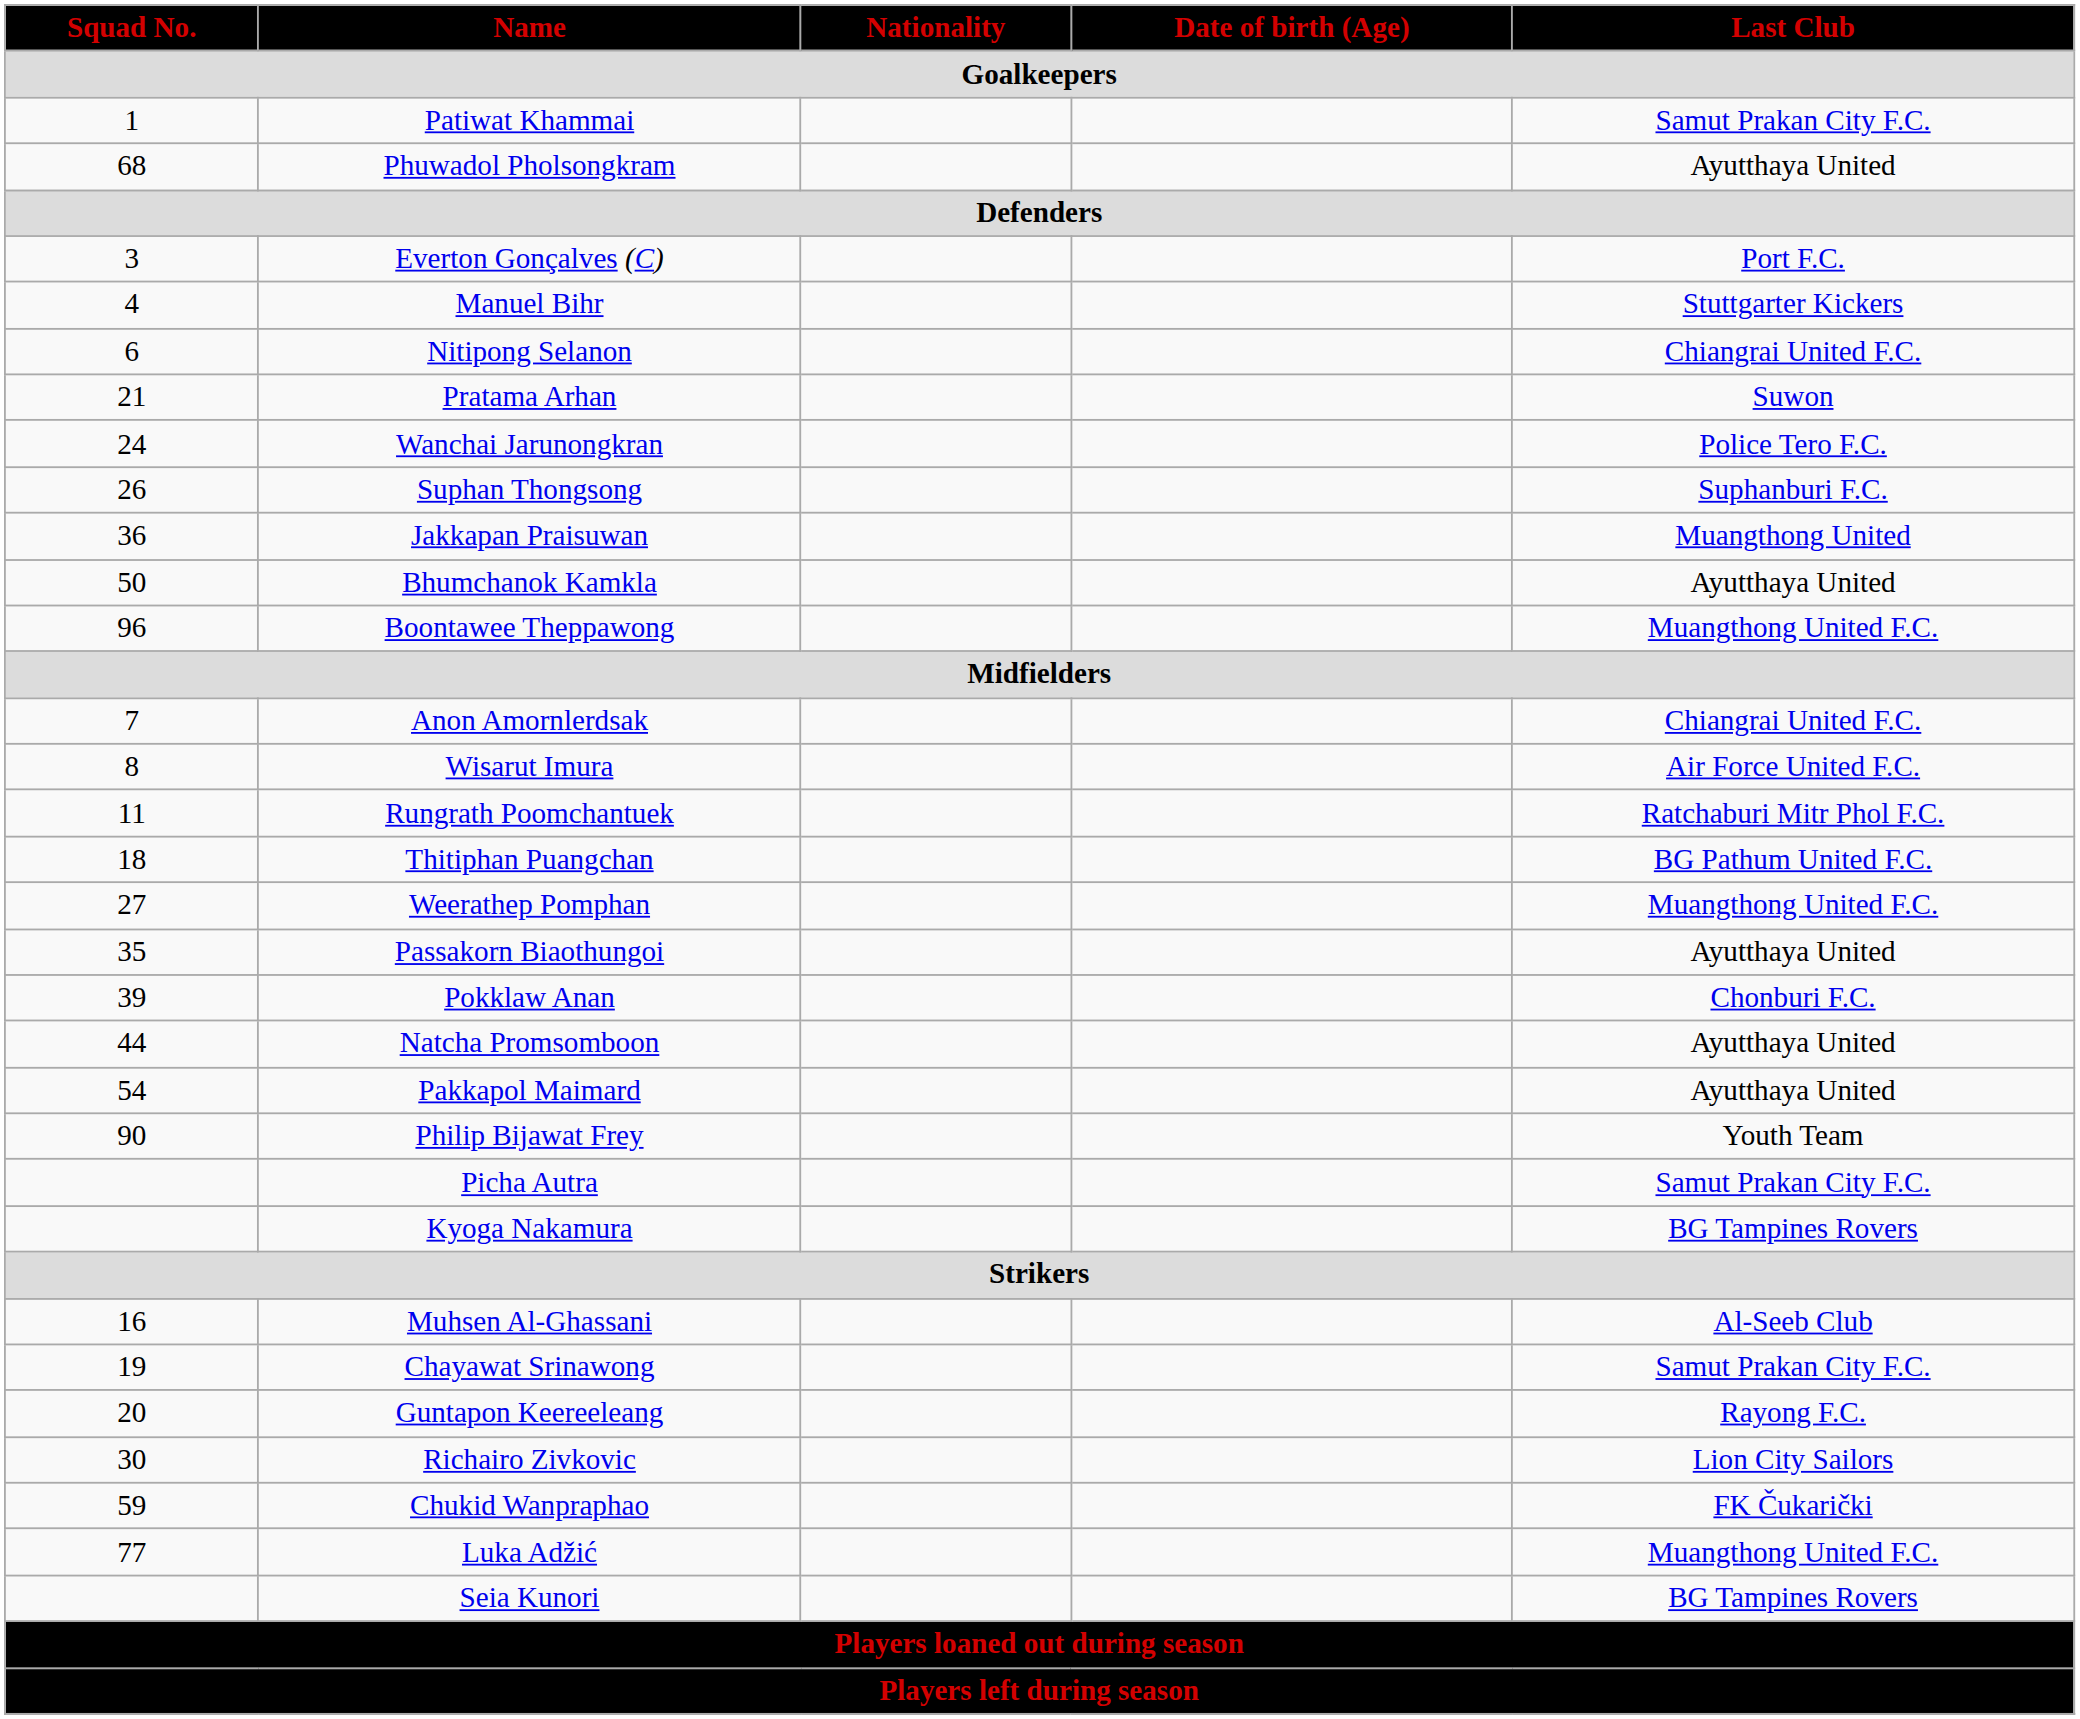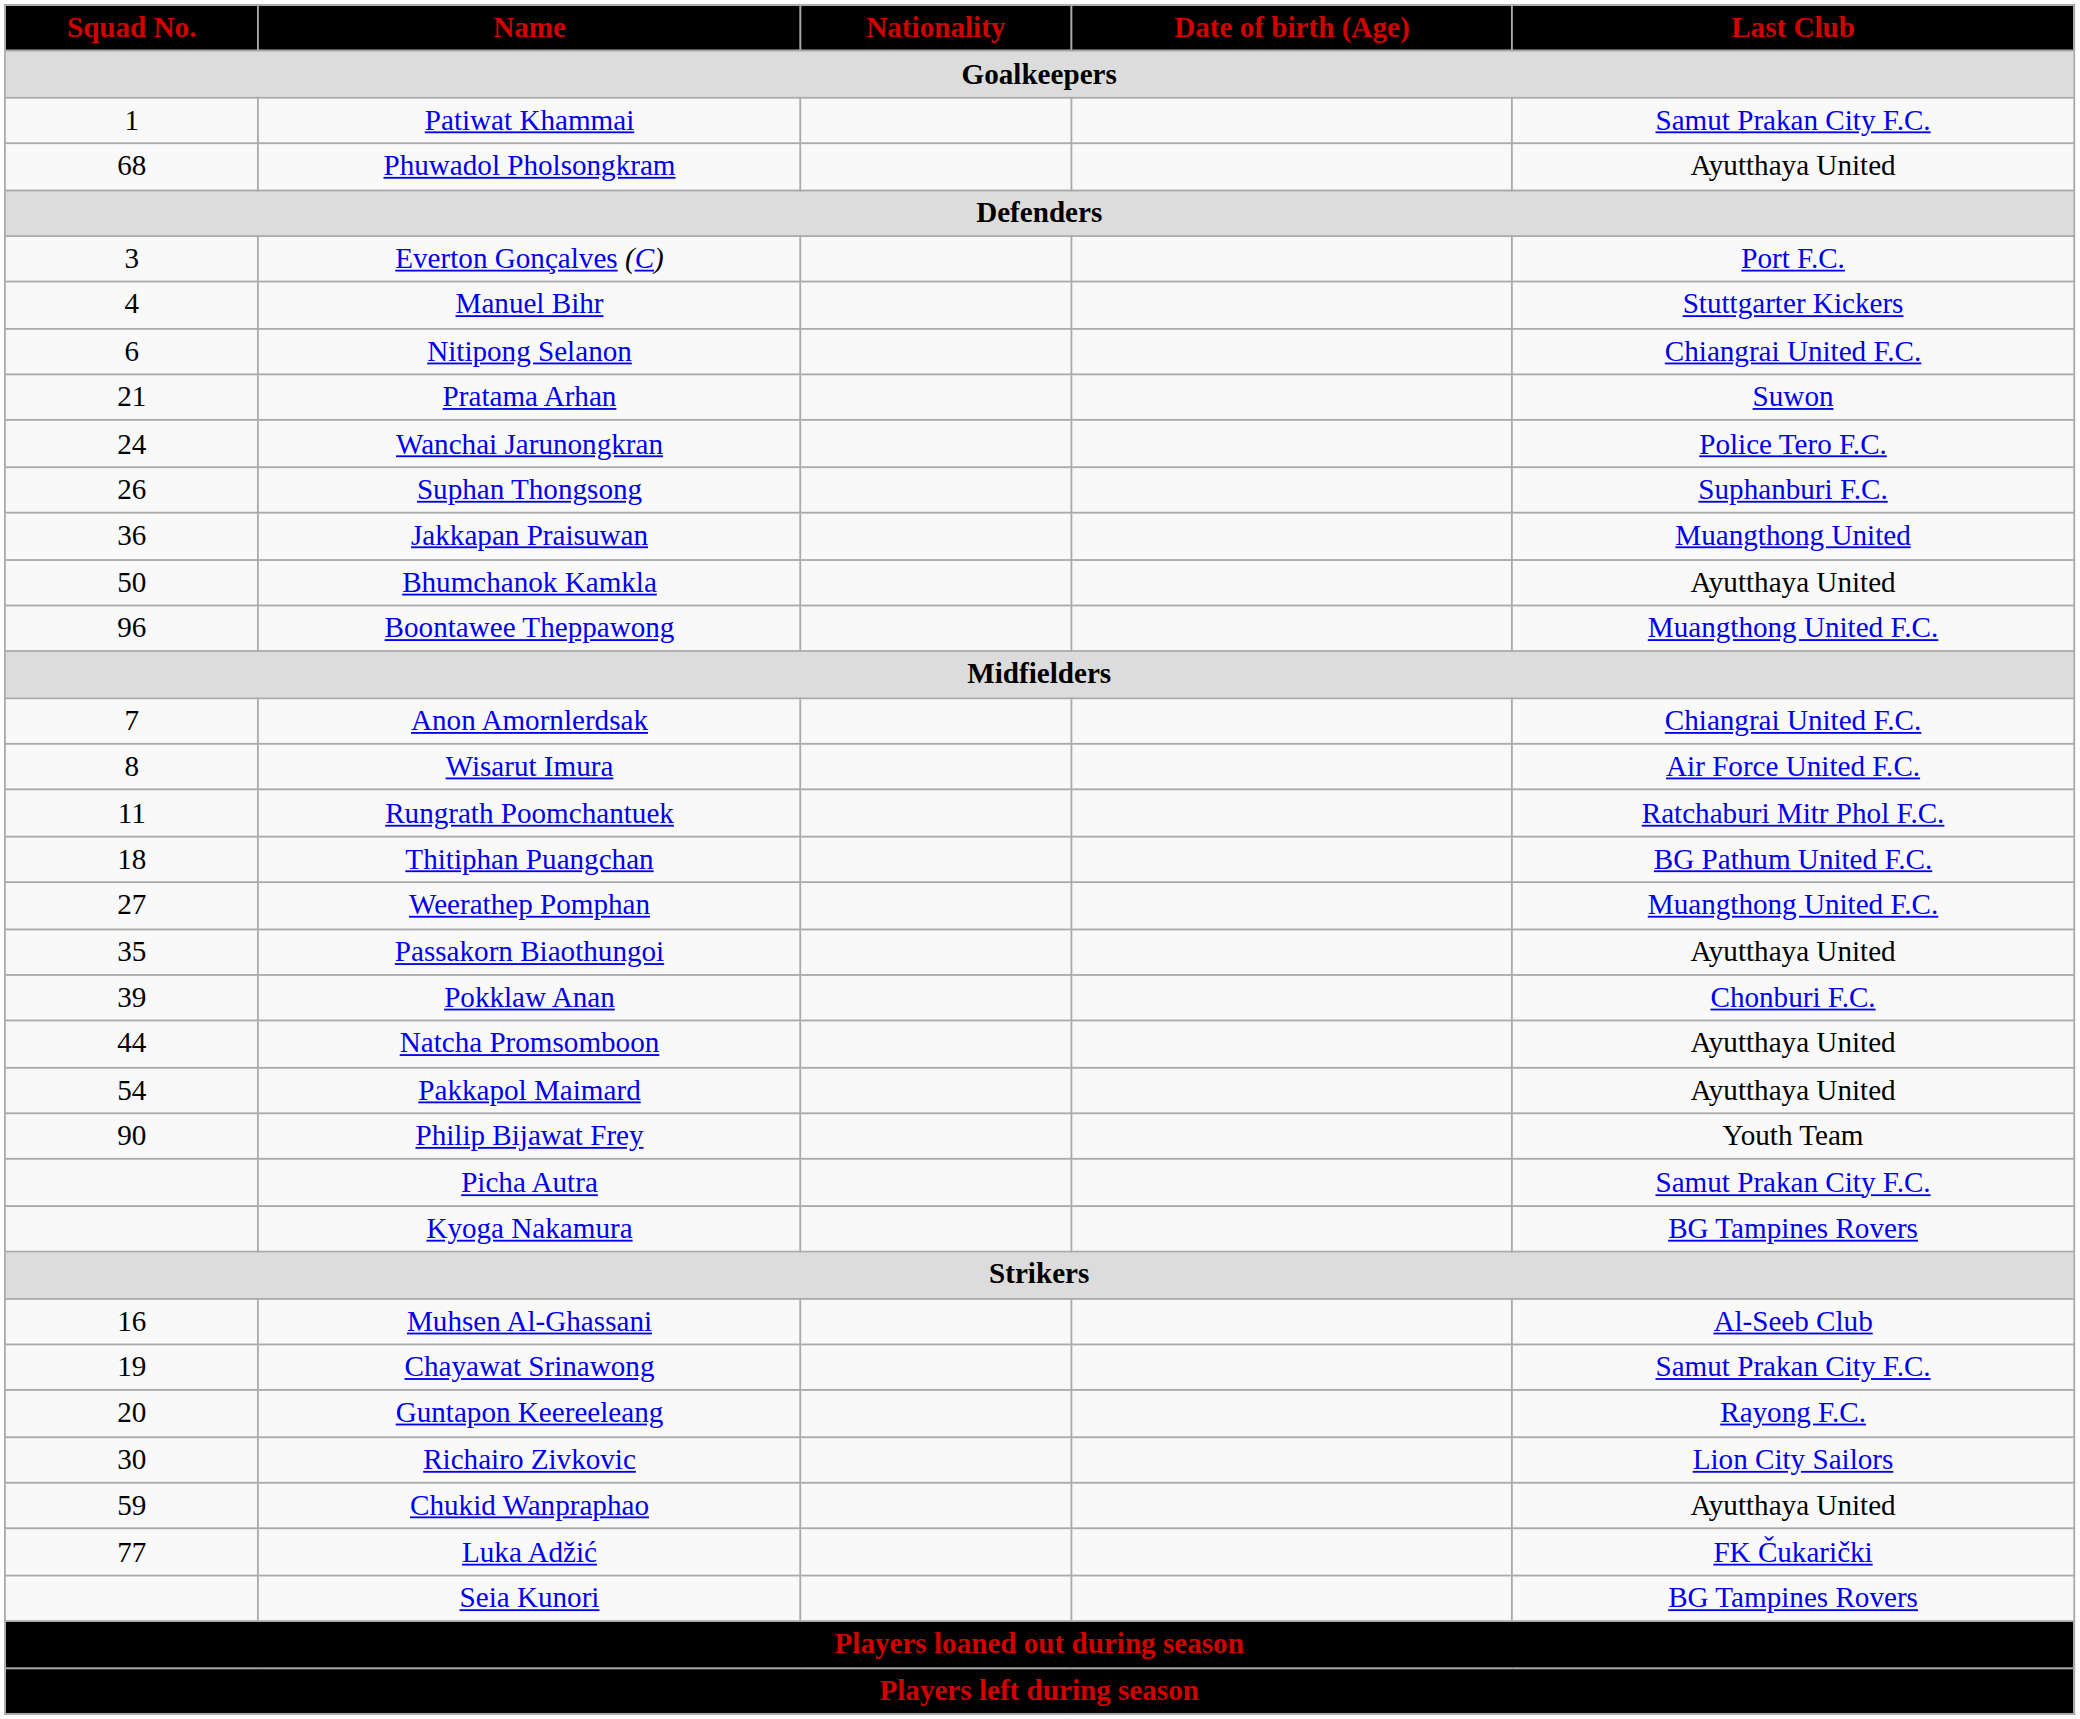(1793, 1505) FK Čukarički -> (1793, 1505) Ayutthaya United
(1793, 1551) Muangthong United F.C. -> (1793, 1551) FK Čukarički
